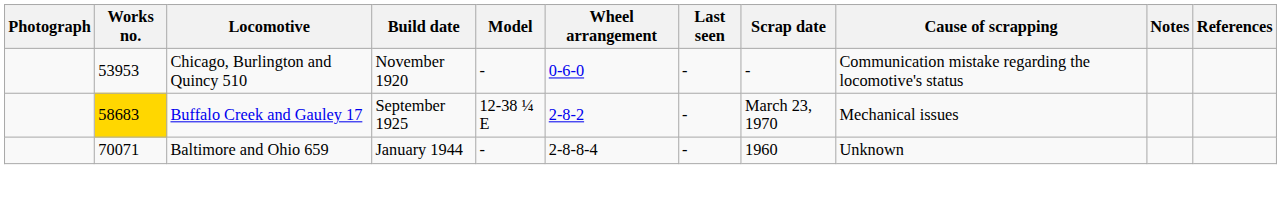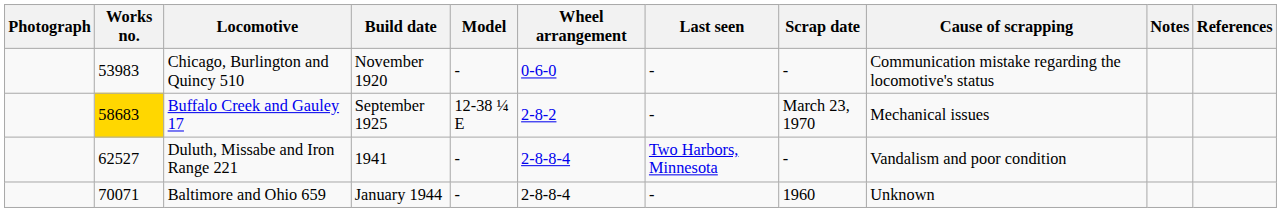(119, 70) 53953 -> (119, 70) 53983
+ row: (251, 159)
